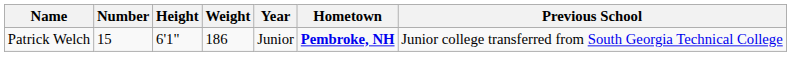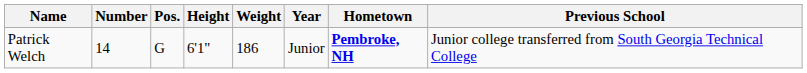+ column: (167, 16)
(104, 39) 15 -> (103, 47) 14
